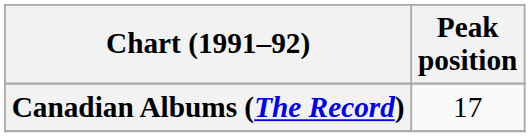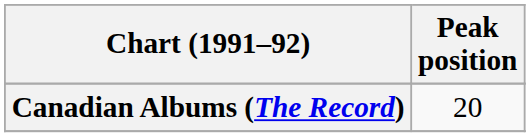(468, 107) 17 -> (468, 107) 20
